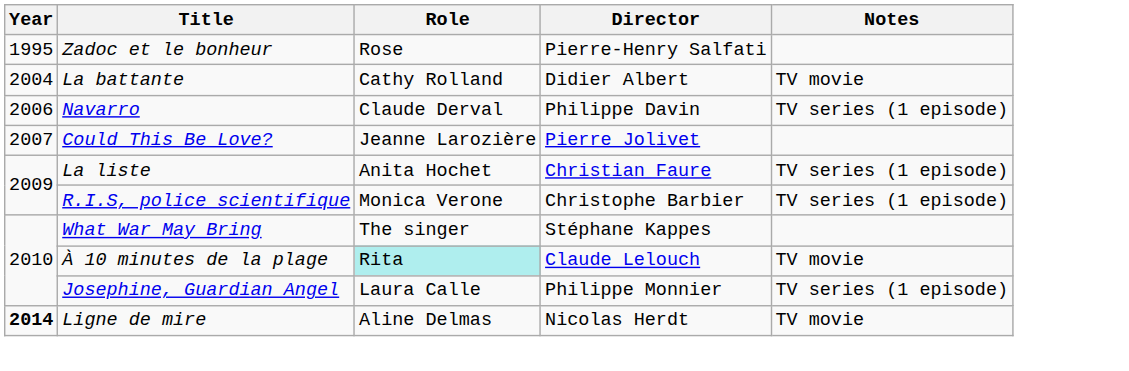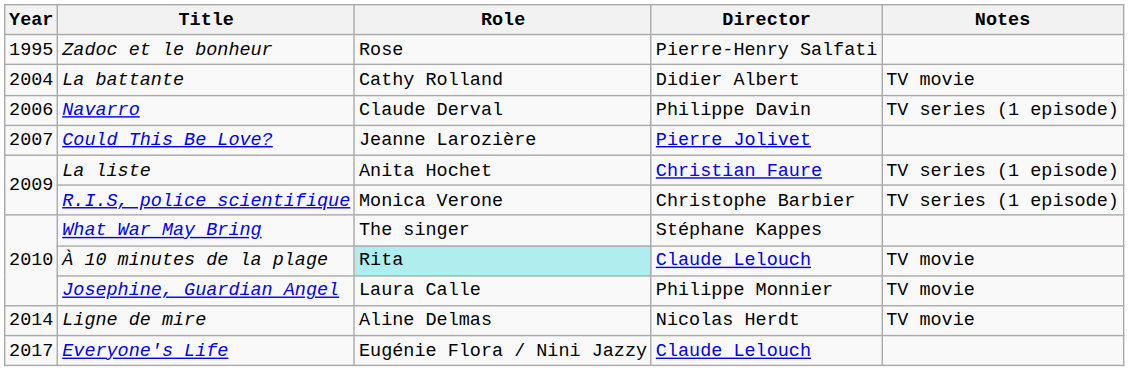(892, 291) TV series (1 episode) -> (931, 291) TV movie
(31, 321) bold -> (31, 321) normal
+ row: (145, 351)
